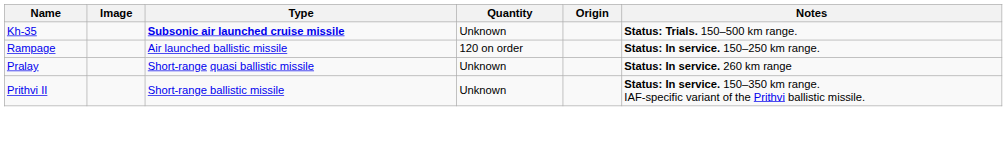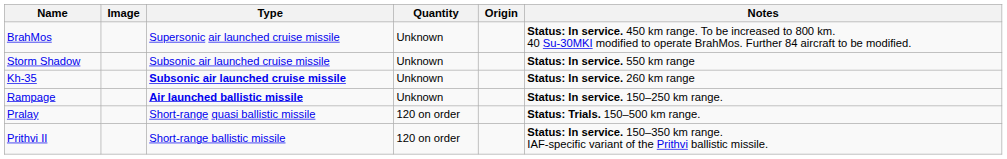+ row: (29, 37)
+ row: (44, 61)
(711, 31) Status: Trials. 150–500 km range. -> (611, 79) Status: In service. 260 km range
(218, 48) normal -> (226, 97) bold
(491, 48) 120 on order -> (420, 97) Unknown
(483, 66) Unknown -> (428, 114) 120 on order
(708, 66) Status: In service. 260 km range -> (614, 114) Status: Trials. 150–500 km range.
(483, 90) Unknown -> (428, 138) 120 on order
